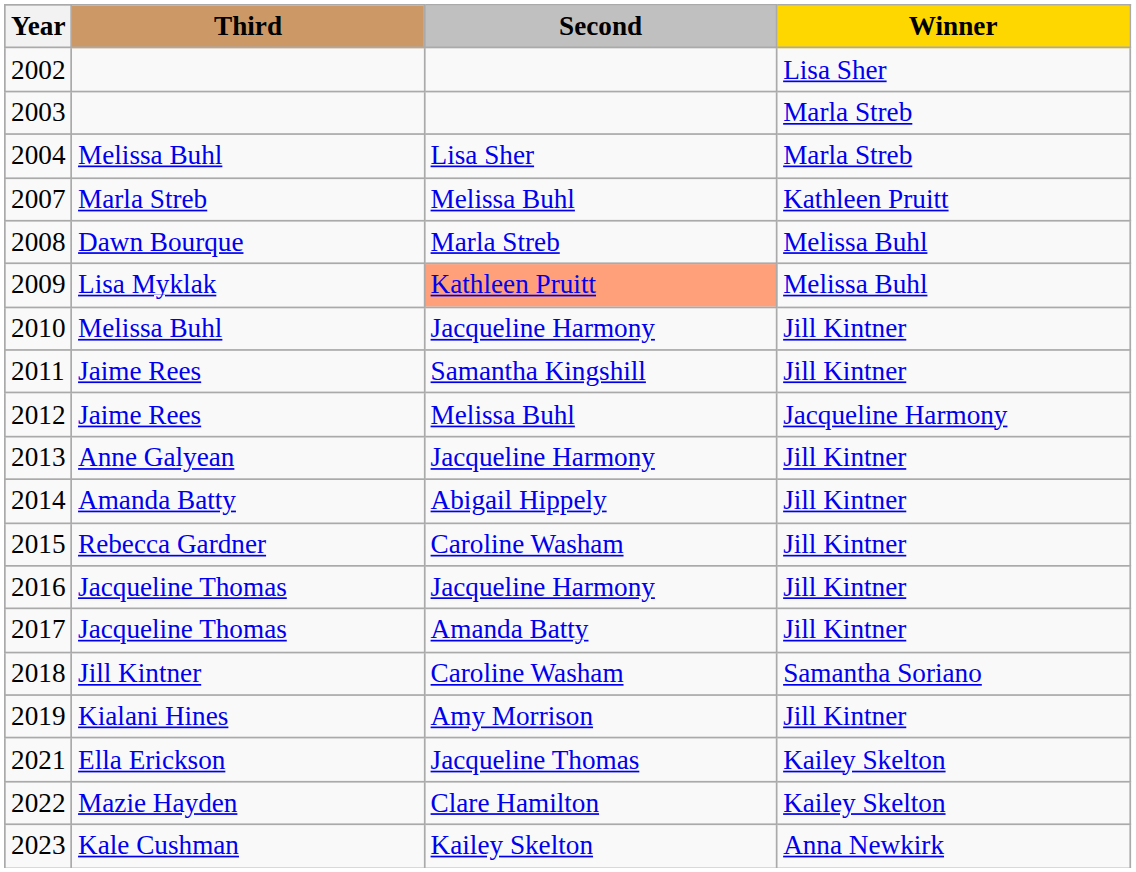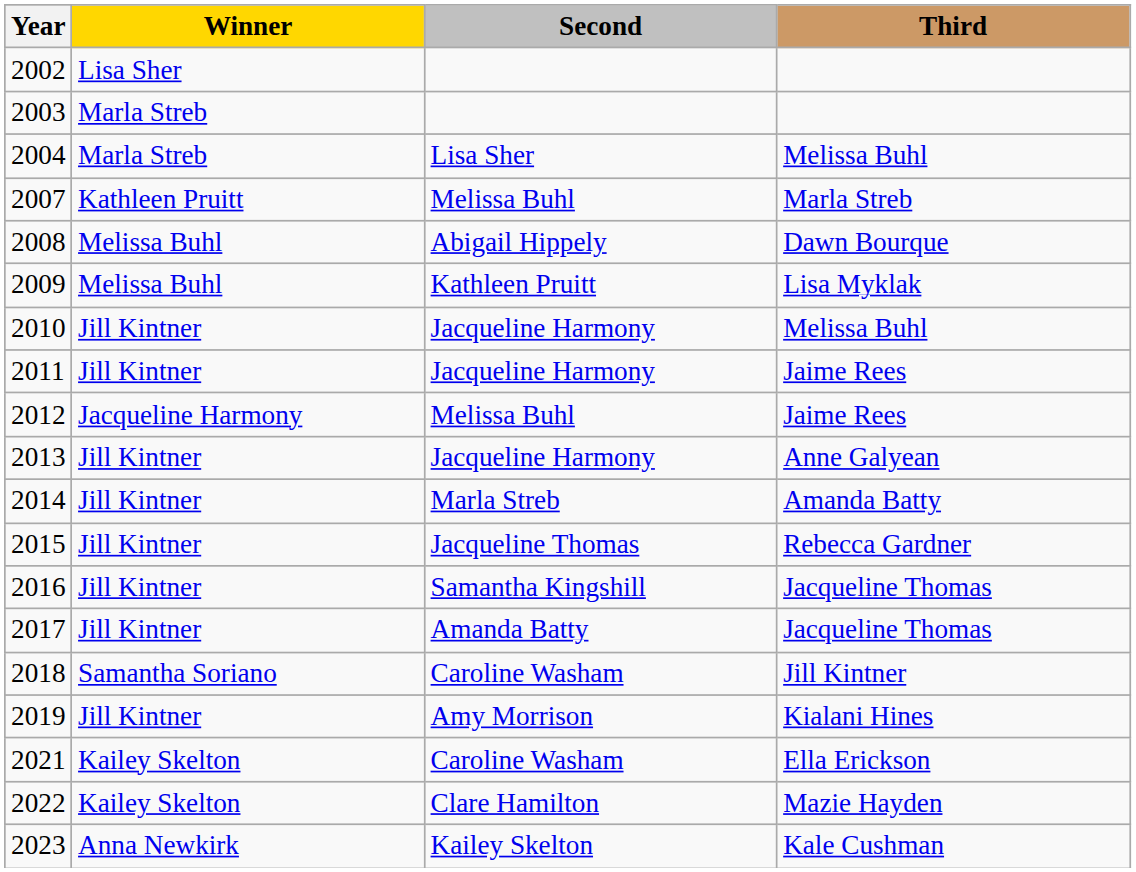columns swapped: (953, 26) <-> (248, 26)
(495, 241) Marla Streb -> (519, 241) Abigail Hippely
(513, 284) lightsalmon background -> (513, 284) no background
(538, 371) Samantha Kingshill -> (543, 371) Jacqueline Harmony
(519, 500) Abigail Hippely -> (495, 500) Marla Streb
(527, 543) Caroline Washam -> (535, 543) Jacqueline Thomas
(543, 586) Jacqueline Harmony -> (538, 586) Samantha Kingshill
(535, 759) Jacqueline Thomas -> (527, 759) Caroline Washam
